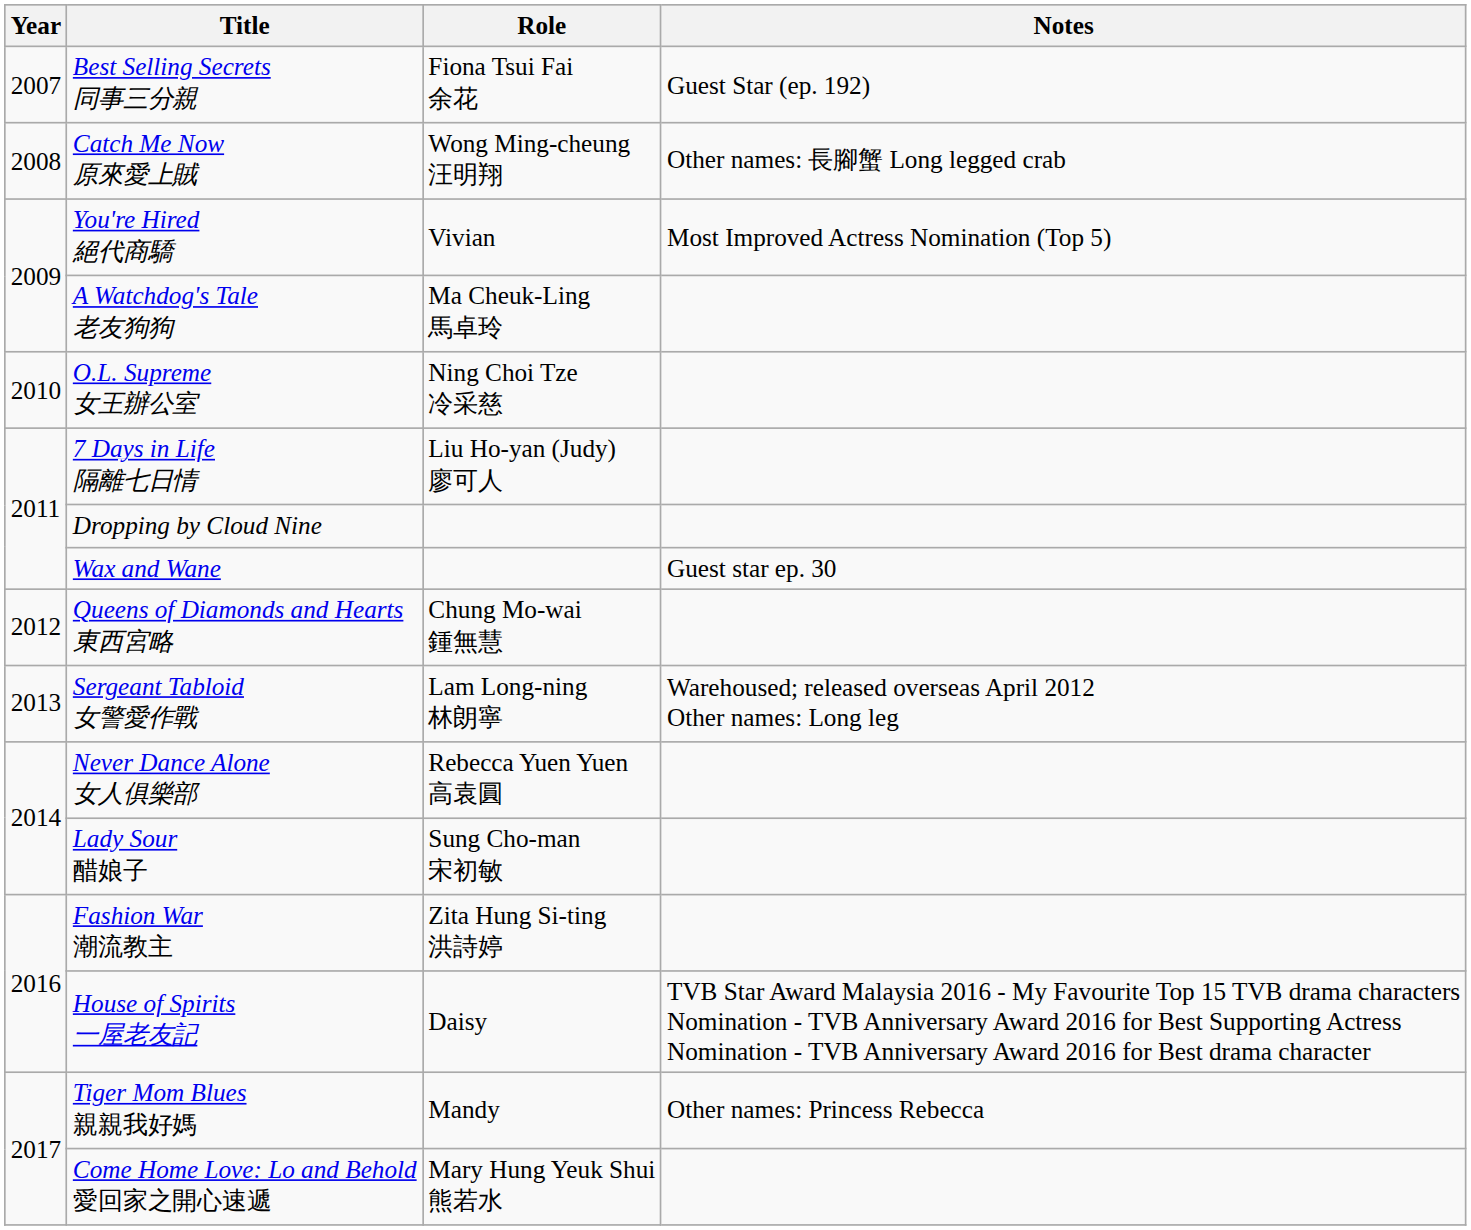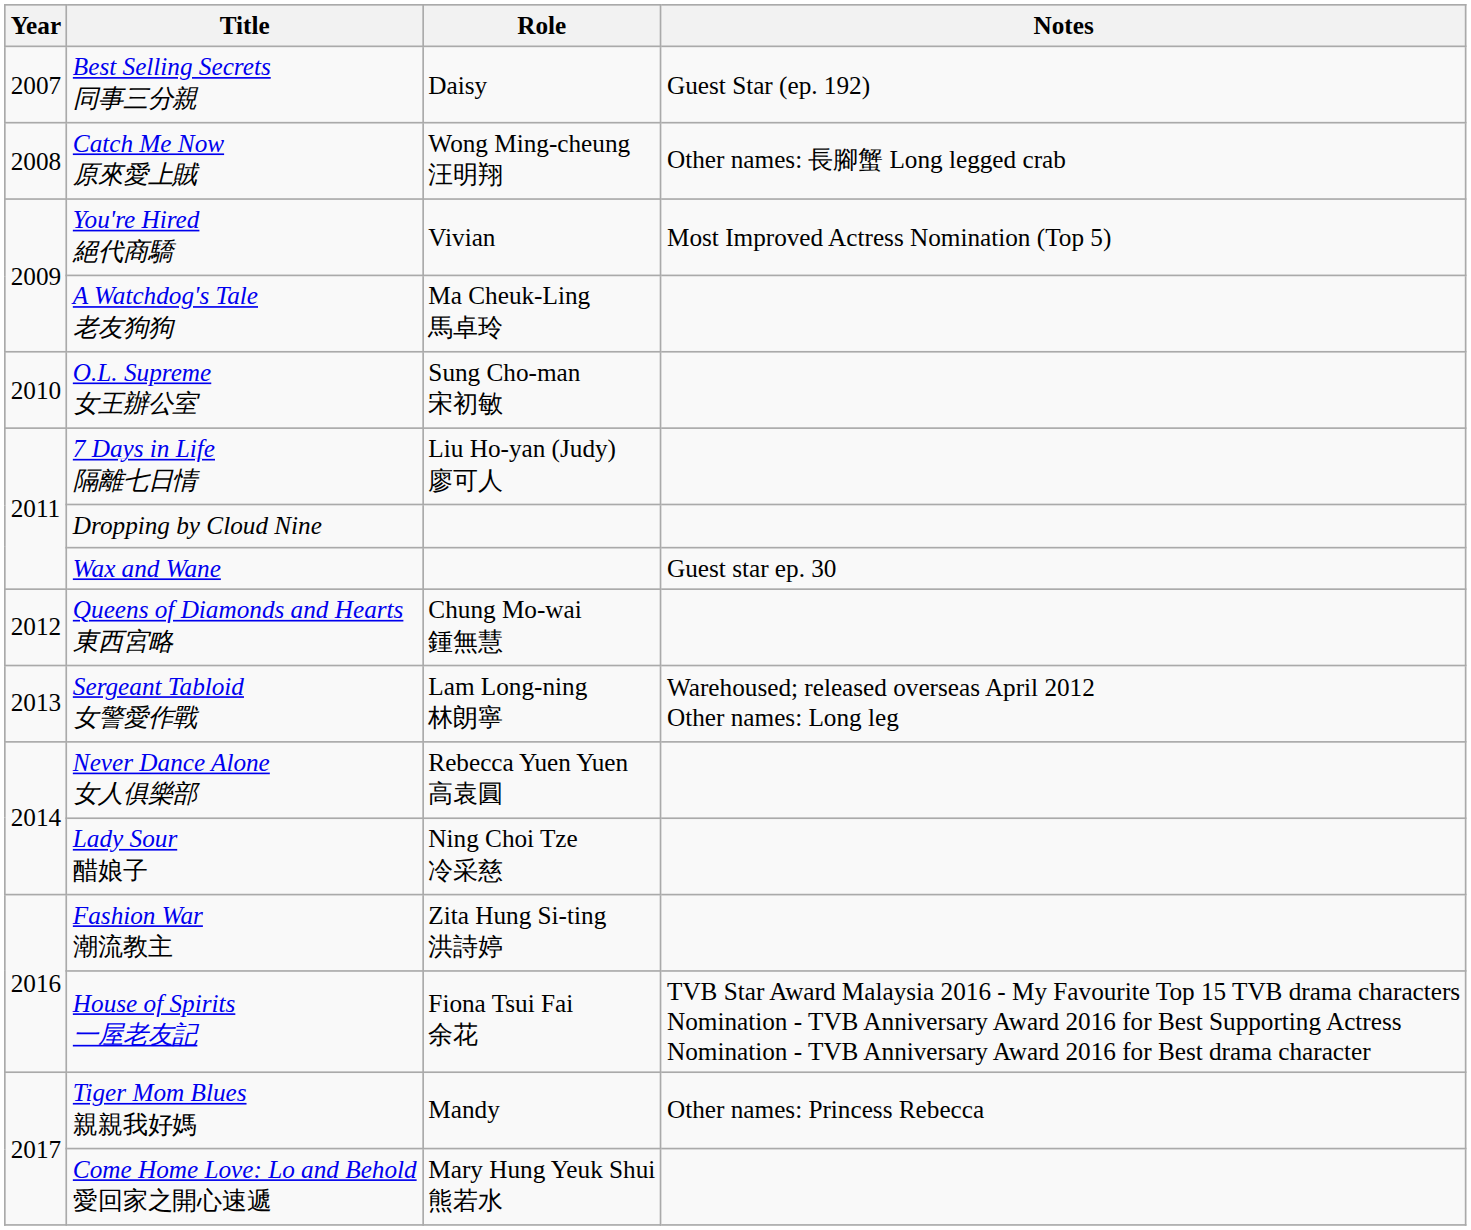(501, 82) Fiona Tsui Fai 余花 -> (458, 84) Daisy
(503, 388) Ning Choi Tze 冷采慈 -> (504, 388) Sung Cho-man 宋初敏
(504, 854) Sung Cho-man 宋初敏 -> (503, 854) Ning Choi Tze 冷采慈
(458, 1021) Daisy -> (501, 1019) Fiona Tsui Fai 余花
